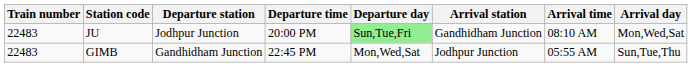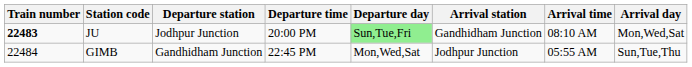(22, 33) normal -> (22, 33) bold
(22, 52) 22483 -> (22, 52) 22484
